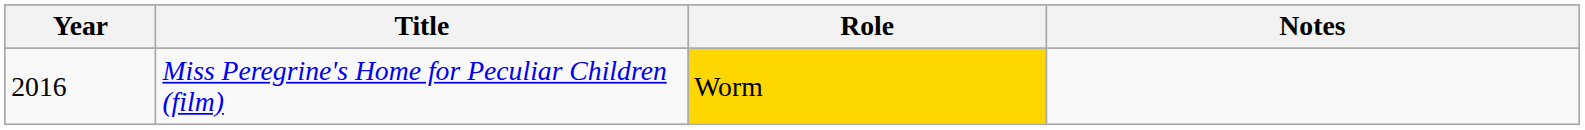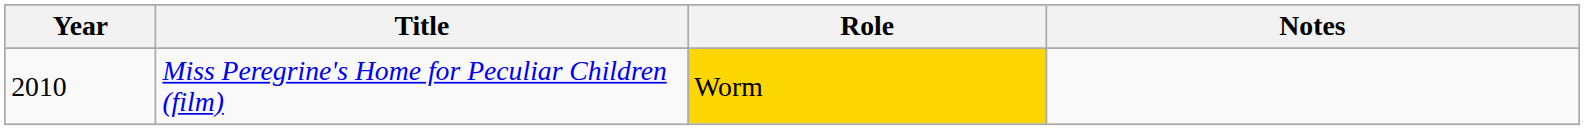(39, 85) 2016 -> (39, 85) 2010
